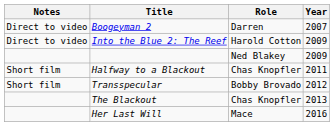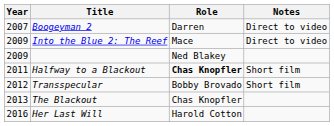columns swapped: (316, 12) <-> (47, 12)
(266, 41) Harold Cotton -> (182, 41) Mace
(266, 70) normal -> (207, 70) bold
(242, 114) Mace -> (207, 114) Harold Cotton
